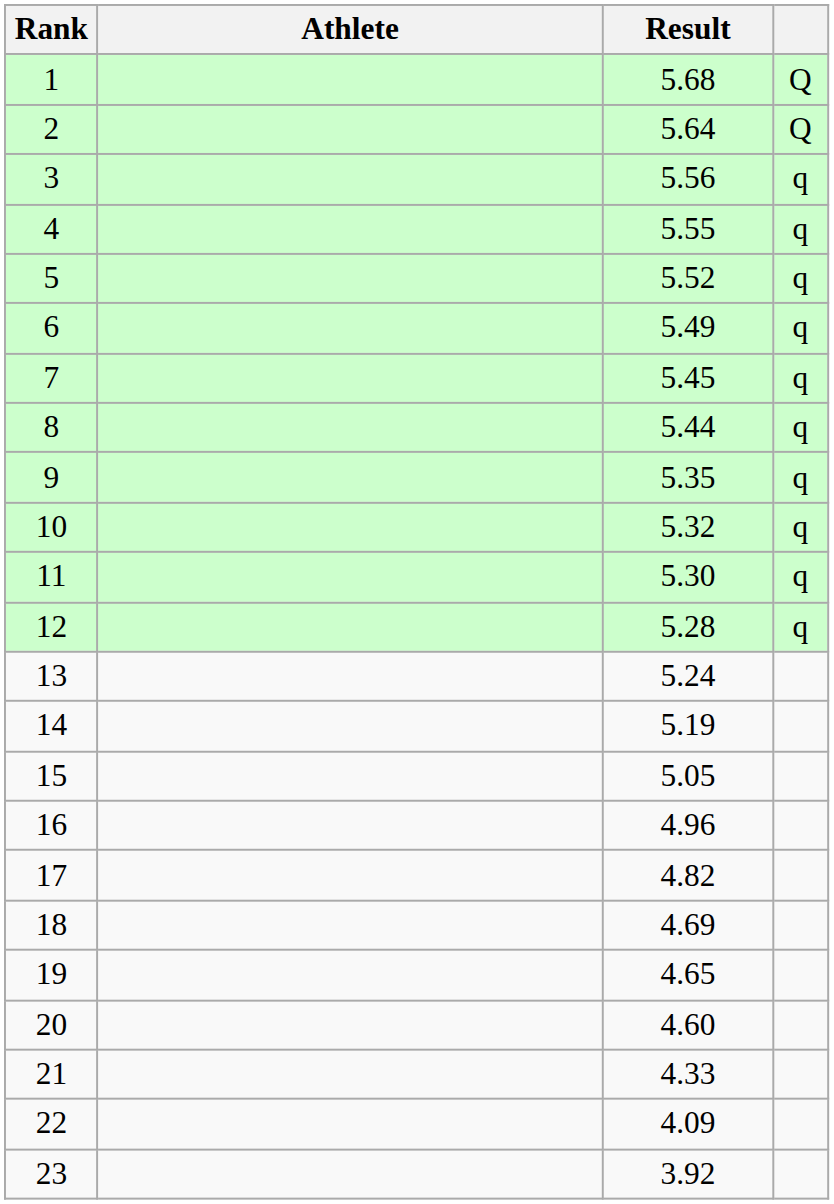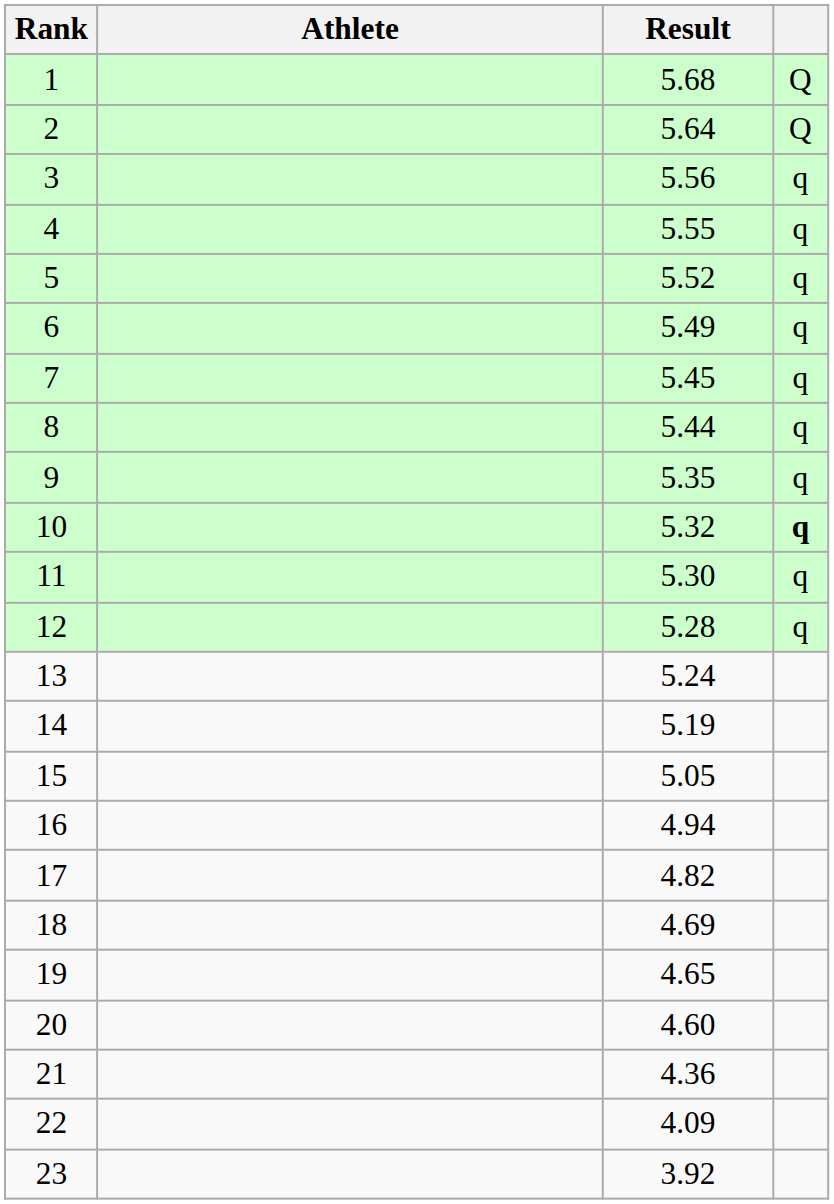(800, 526) normal -> (800, 526) bold
(688, 825) 4.96 -> (688, 825) 4.94
(688, 1073) 4.33 -> (688, 1073) 4.36
